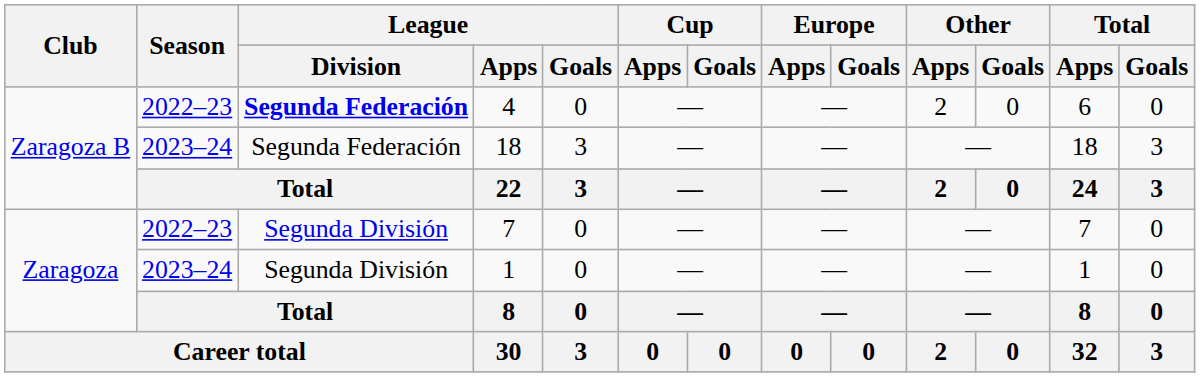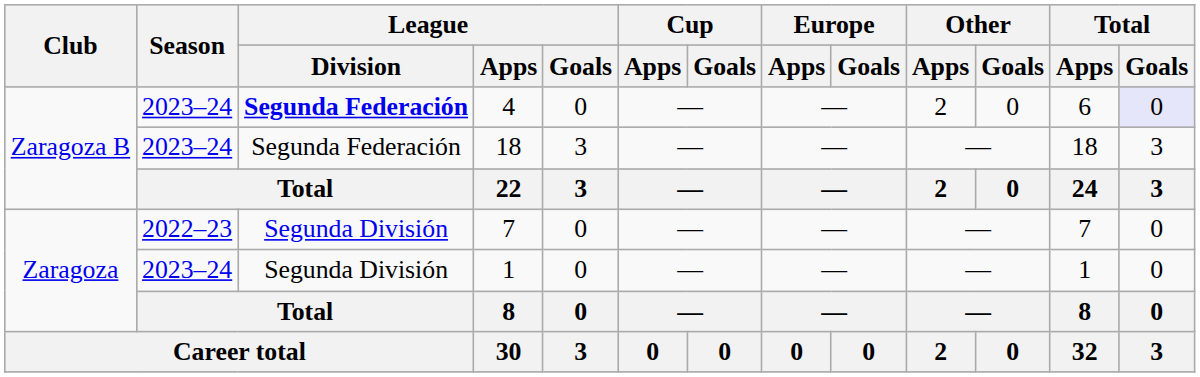(187, 106) 2022–23 -> (187, 106) 2023–24
(1157, 106) no background -> (1157, 106) lavender background
